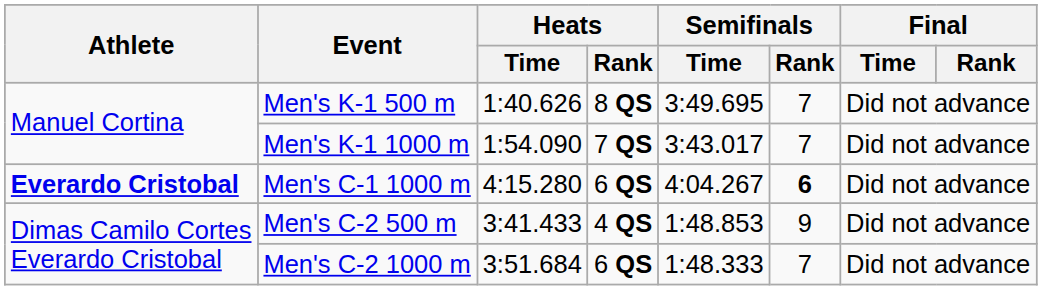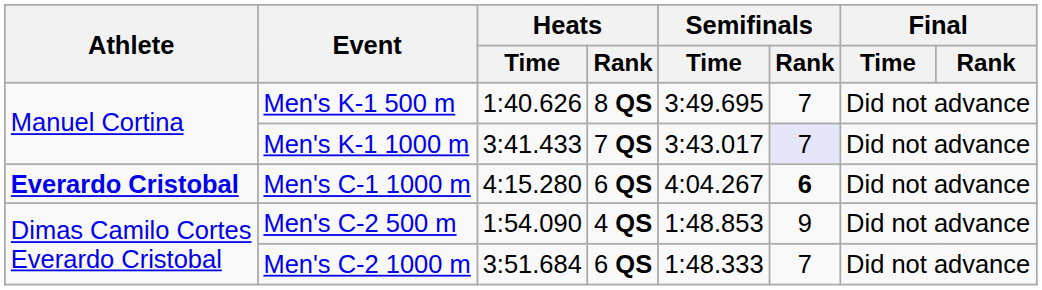(532, 144) 1:54.090 -> (532, 144) 3:41.433
(805, 144) no background -> (805, 144) lavender background
(532, 224) 3:41.433 -> (532, 224) 1:54.090
